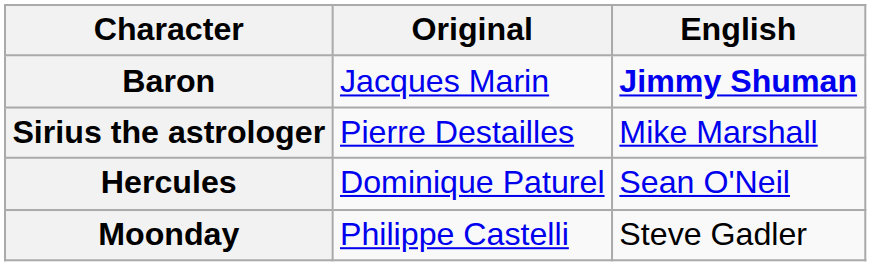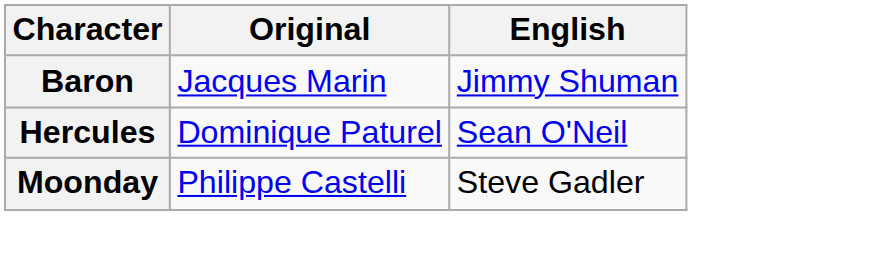(738, 81) bold -> (568, 81) normal
- row: (169, 132)
